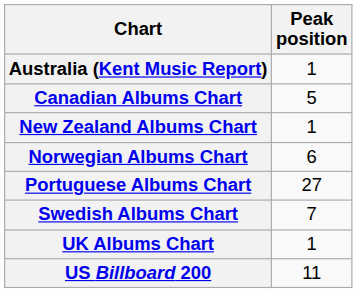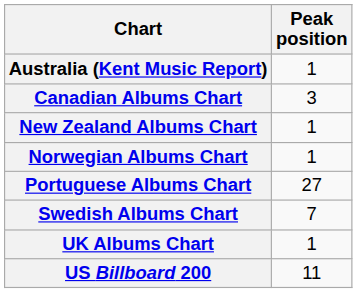(312, 98) 5 -> (312, 98) 3
(312, 156) 6 -> (312, 156) 1
